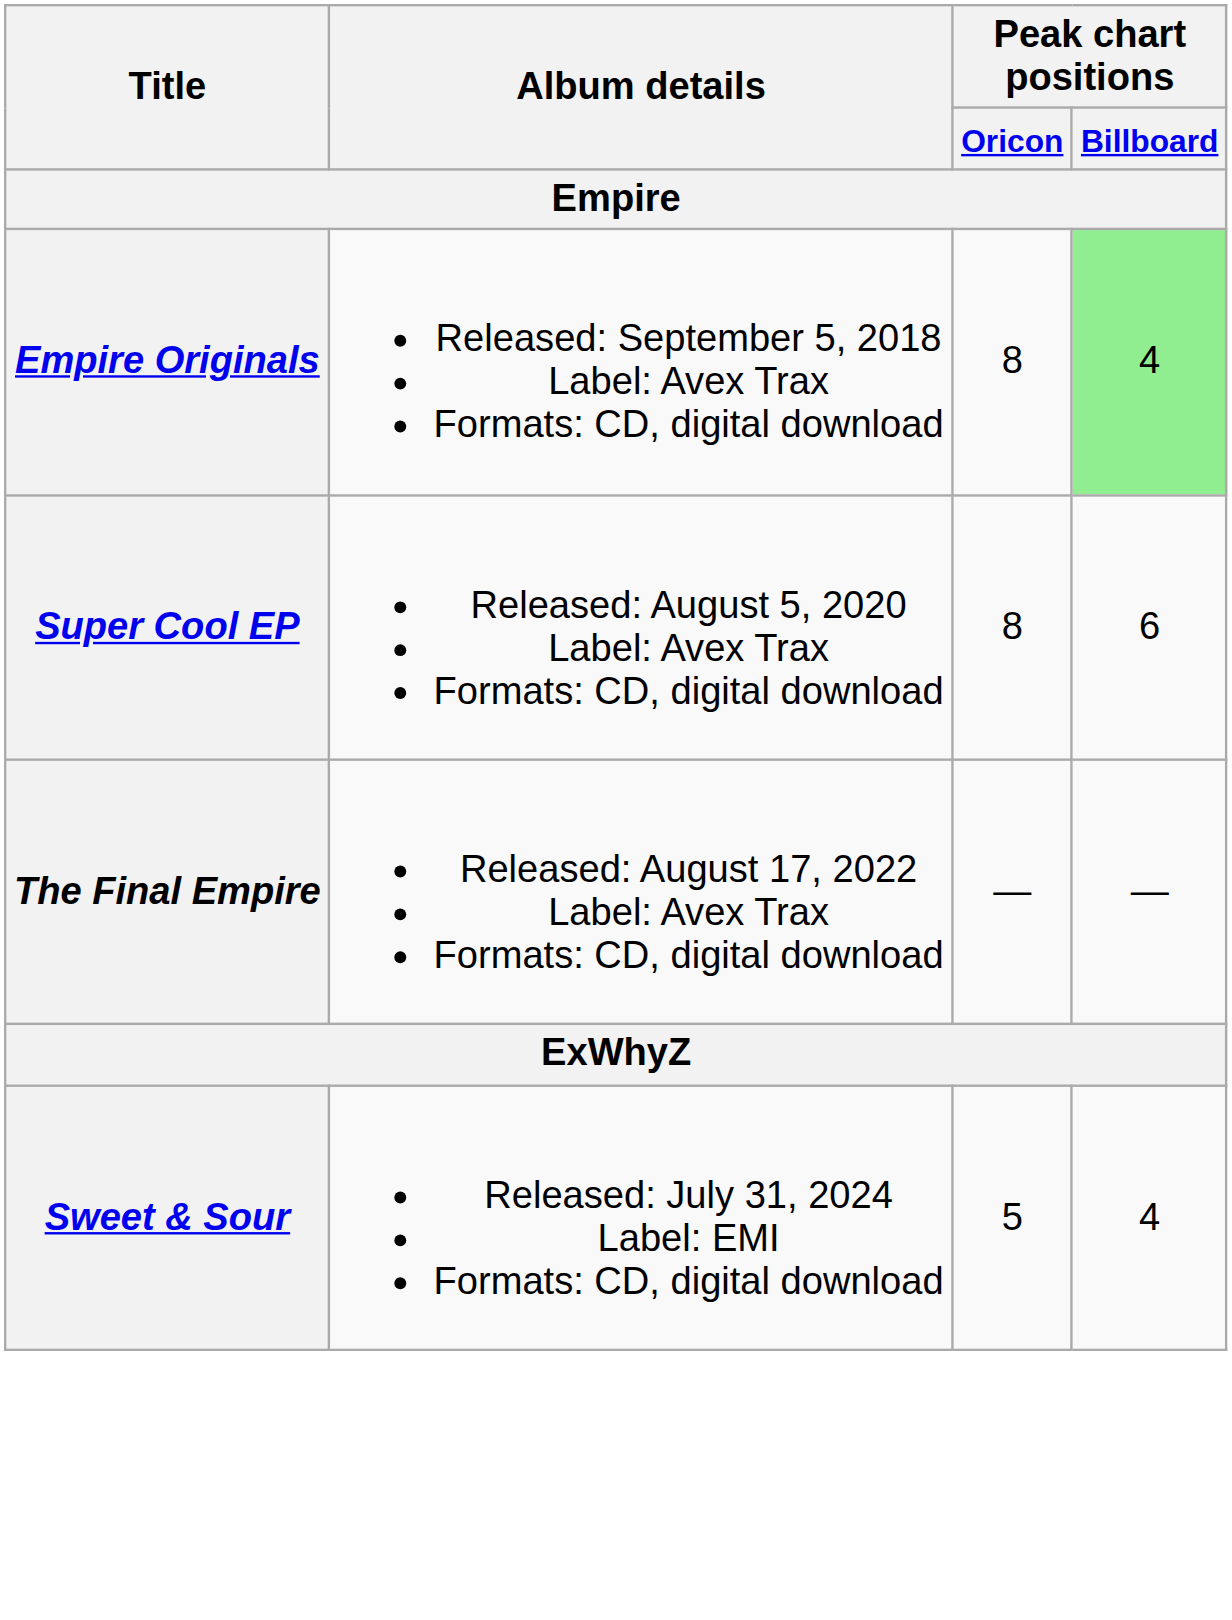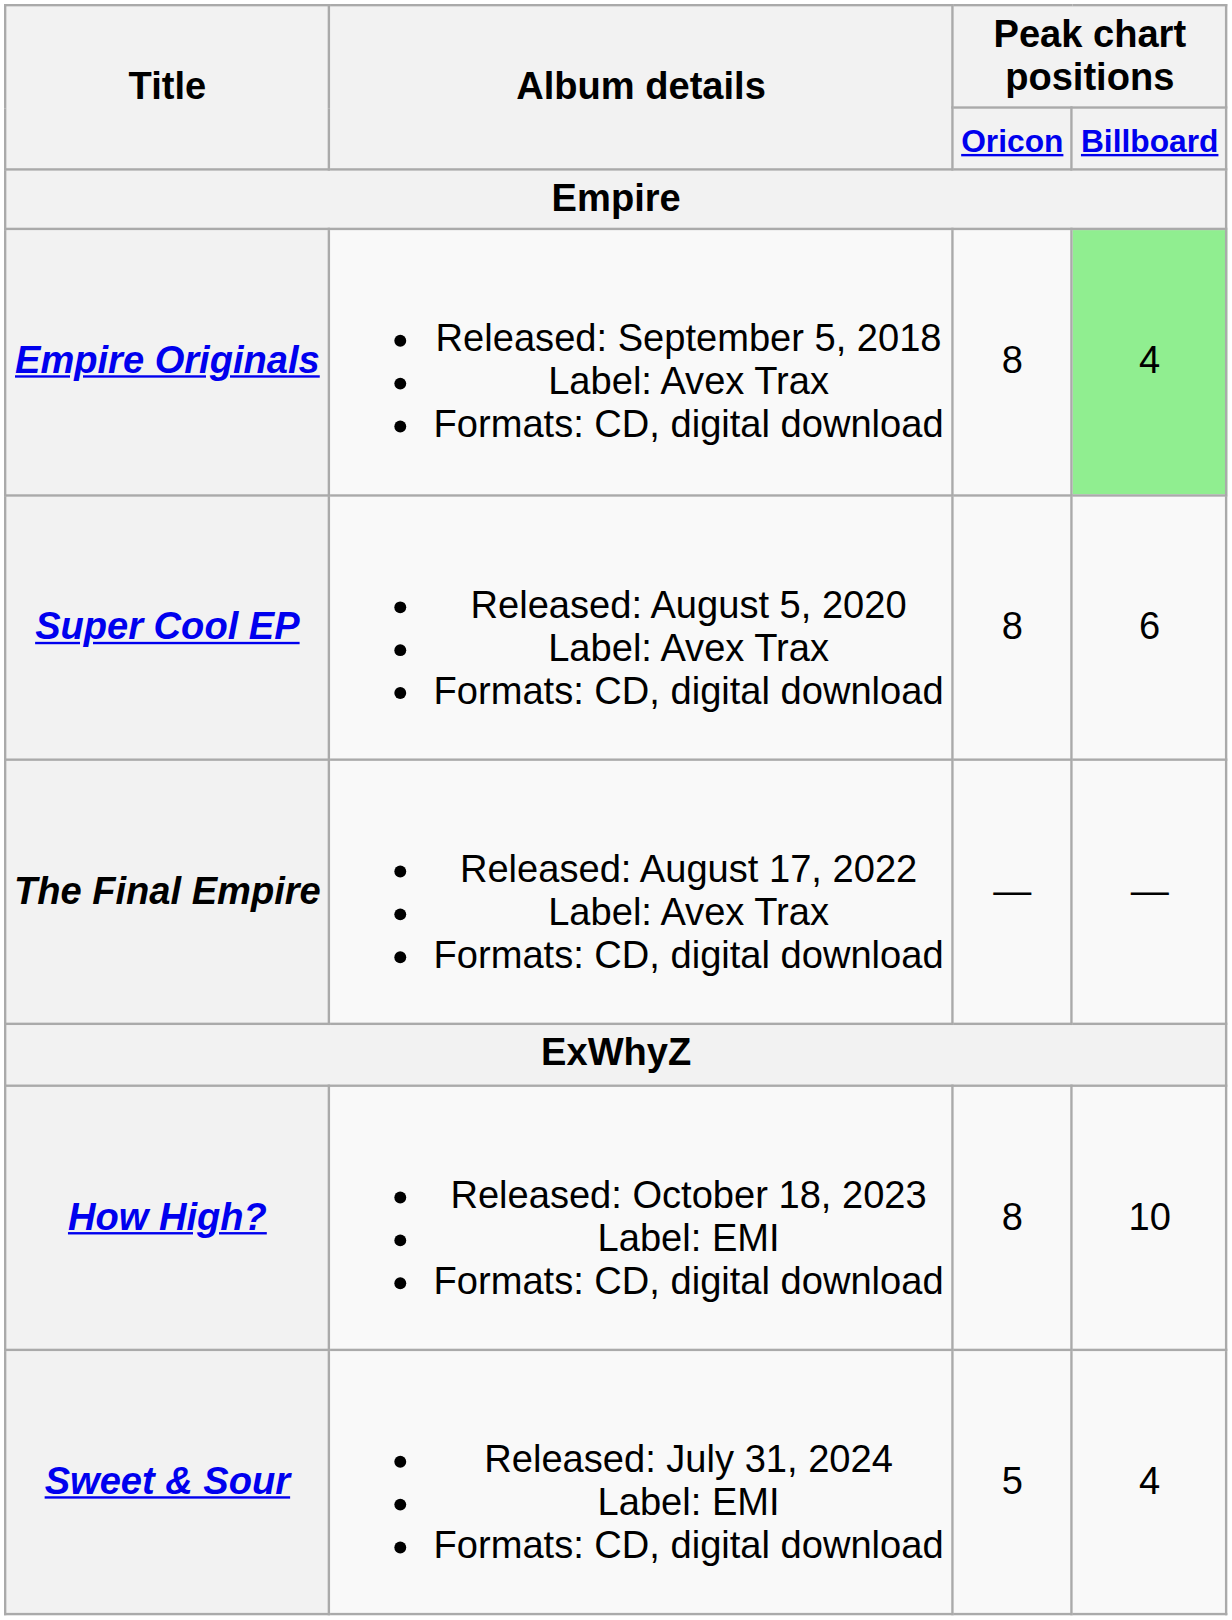+ row: (167, 1216)
